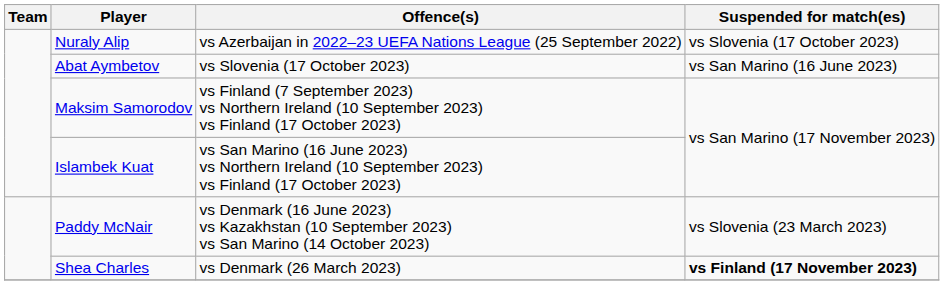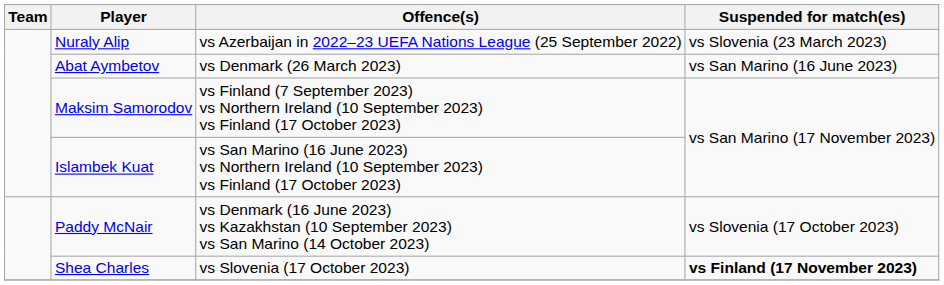(794, 42) vs Slovenia (17 October 2023) -> (788, 42) vs Slovenia (23 March 2023)
(305, 66) vs Slovenia (17 October 2023) -> (300, 66) vs Denmark (26 March 2023)
(788, 226) vs Slovenia (23 March 2023) -> (794, 226) vs Slovenia (17 October 2023)
(300, 268) vs Denmark (26 March 2023) -> (305, 268) vs Slovenia (17 October 2023)
